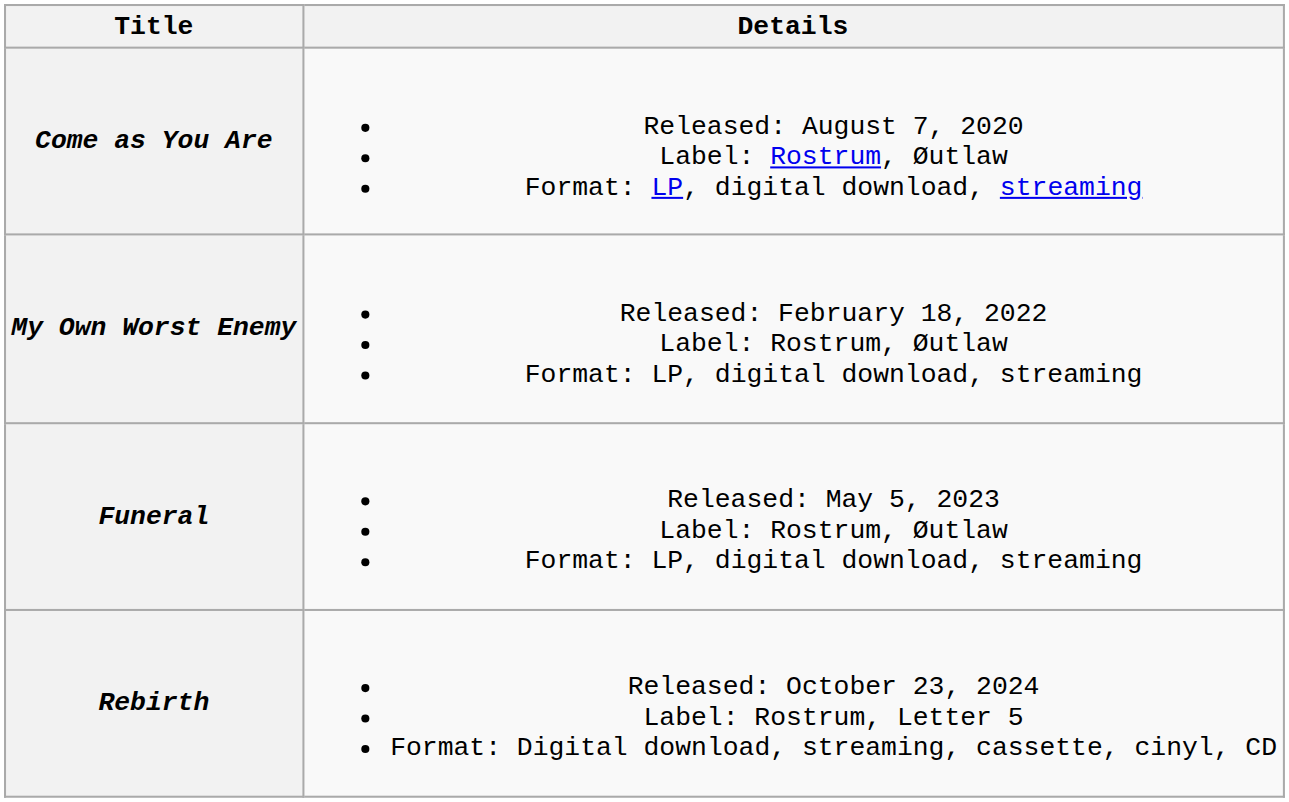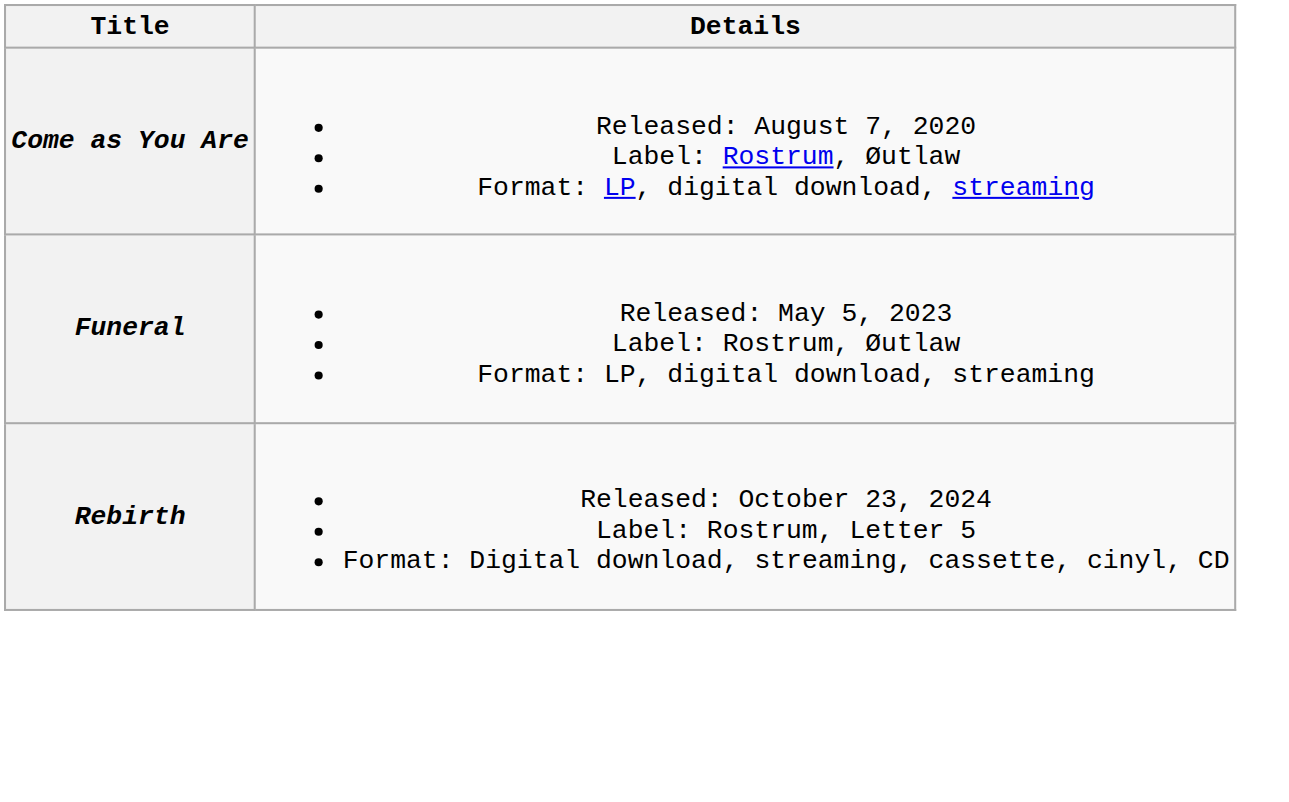- row: (154, 329)
